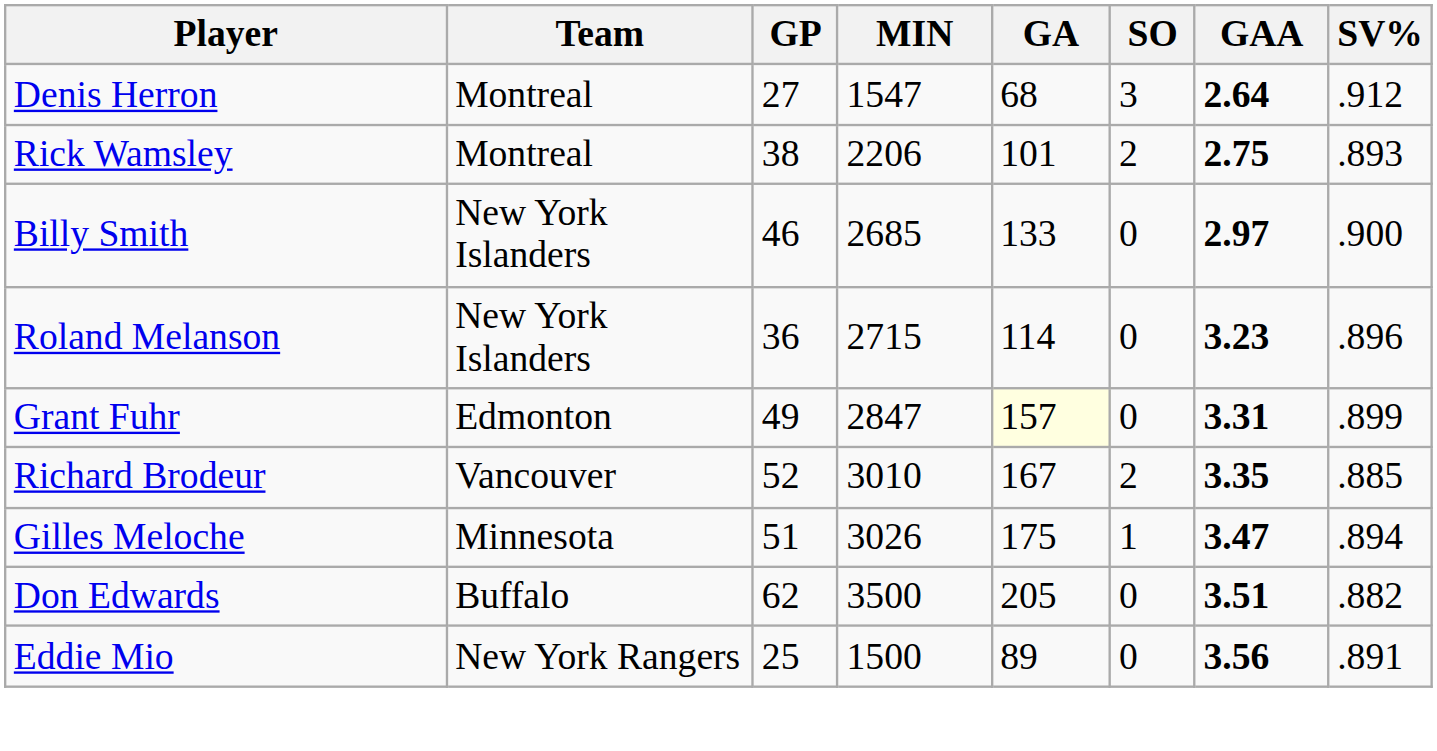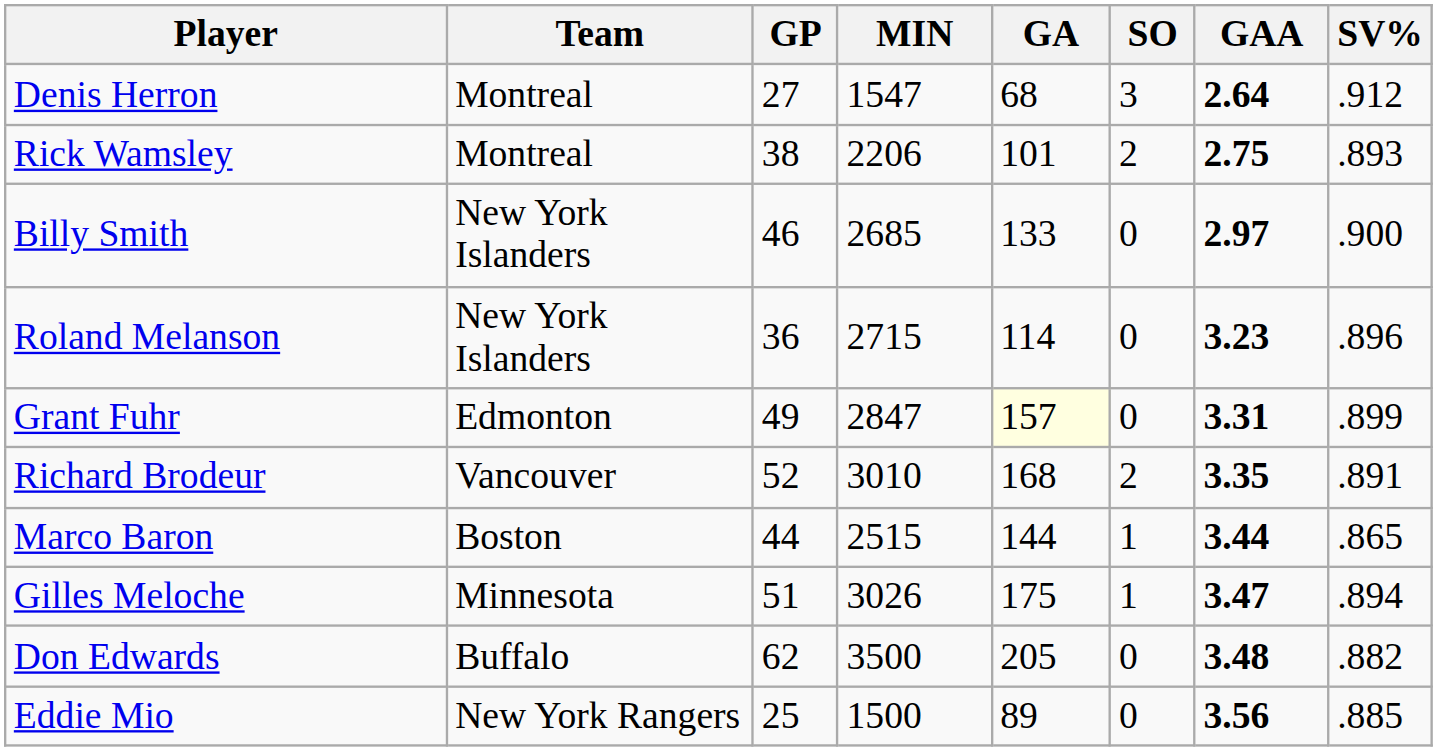(1028, 476) 167 -> (1028, 476) 168
(1370, 476) .885 -> (1370, 476) .891
+ row: (114, 536)
(1236, 595) 3.51 -> (1236, 655) 3.48
(1370, 655) .891 -> (1370, 715) .885
